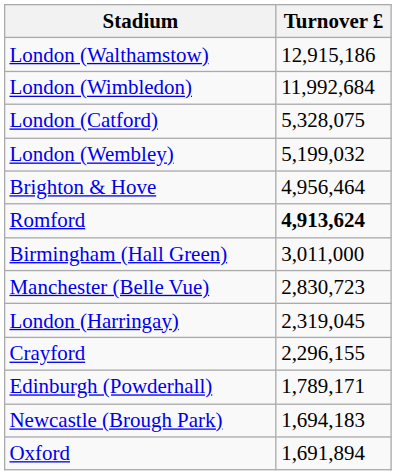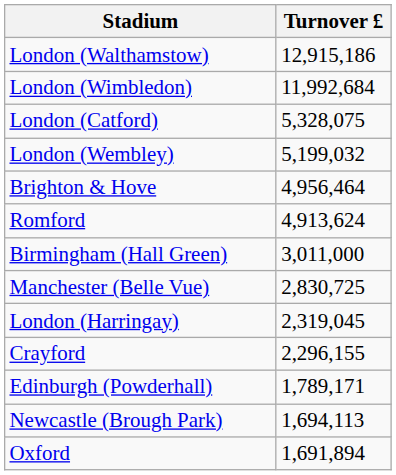(323, 220) bold -> (323, 220) normal
(323, 287) 2,830,723 -> (323, 287) 2,830,725
(323, 420) 1,694,183 -> (323, 420) 1,694,113
